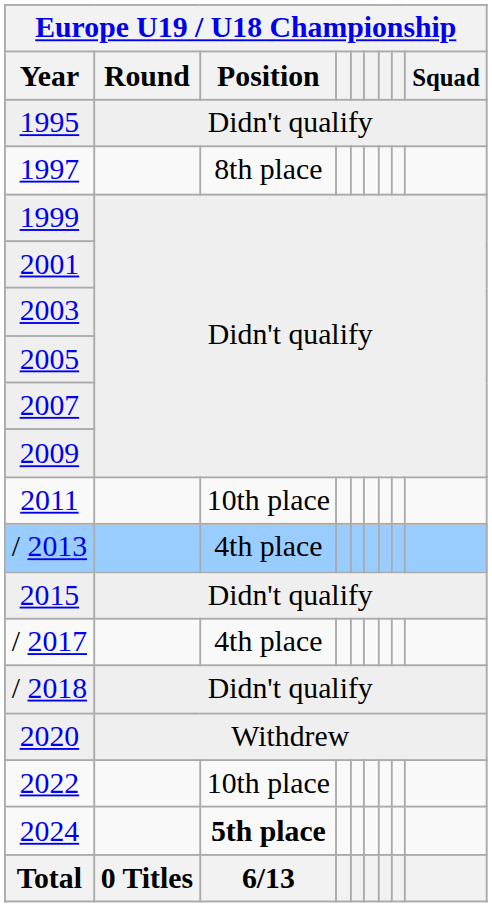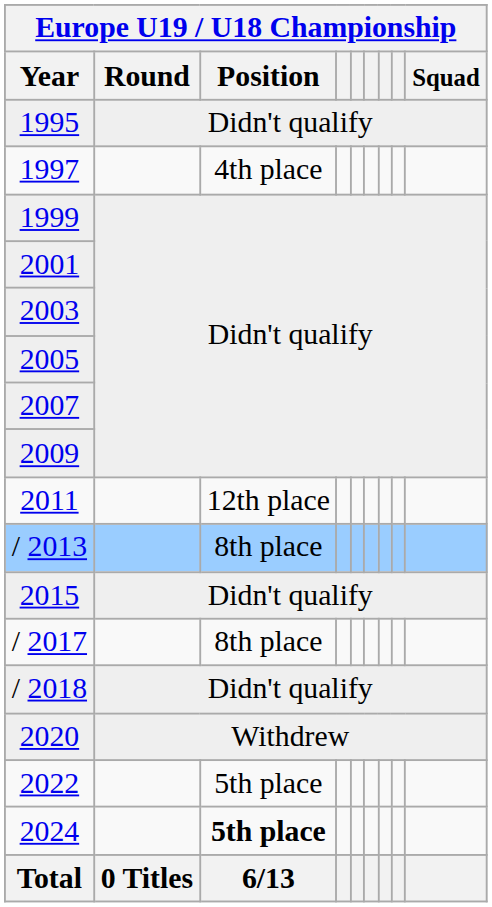(268, 169) 8th place -> (268, 169) 4th place
(268, 500) 10th place -> (268, 500) 12th place
(268, 547) 4th place -> (268, 547) 8th place
(268, 641) 4th place -> (268, 641) 8th place
(268, 783) 10th place -> (268, 783) 5th place
